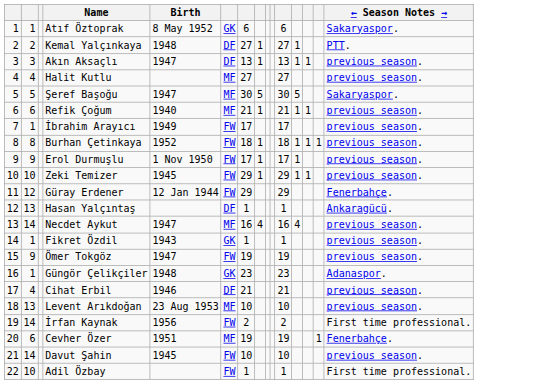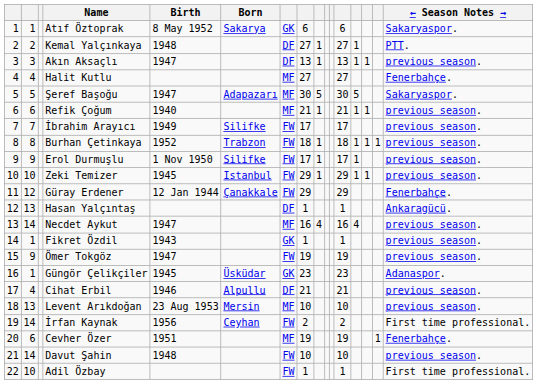+ column: (251, 13)
(375, 78) previous season. -> (419, 78) Fenerbahçe.
(33, 127) 1 -> (33, 127) 7
(164, 274) 1948 -> (164, 274) 1945
(164, 355) 1945 -> (164, 355) 1948
